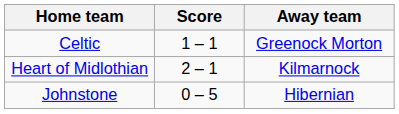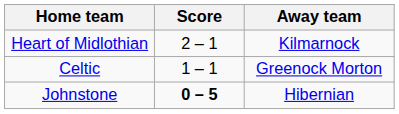rows swapped: (80, 43) <-> (80, 69)
(199, 95) normal -> (199, 95) bold
